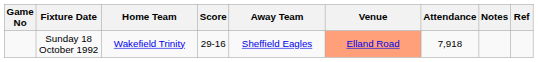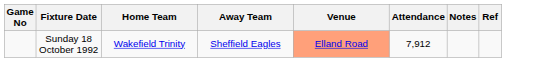- column: (213, 17)
(450, 44) 7,918 -> (418, 44) 7,912
